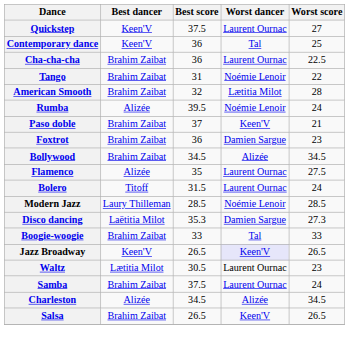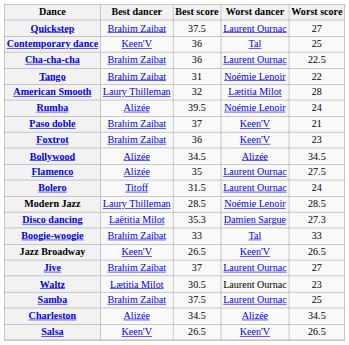(137, 28) Keen'V -> (137, 28) Brahim Zaibat
(137, 92) Brahim Zaibat -> (137, 92) Laury Thilleman
(255, 140) Damien Sargue -> (255, 140) Keen'V
(137, 156) Brahim Zaibat -> (137, 156) Alizée
(255, 252) lavender background -> (255, 252) no background
+ row: (52, 268)
(317, 284) 24 -> (317, 300) 25
(137, 316) Brahim Zaibat -> (137, 332) Keen'V
